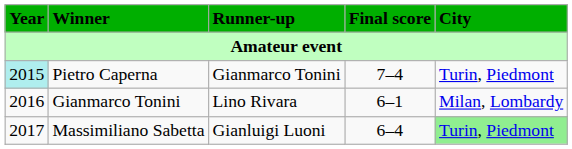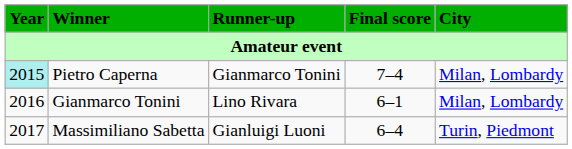(496, 74) Turin, Piedmont -> (501, 74) Milan, Lombardy
(496, 130) lightgreen background -> (496, 130) no background
